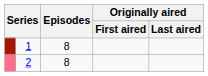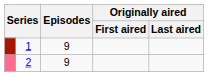(67, 46) 8 -> (67, 46) 9
(67, 63) 8 -> (67, 63) 9
